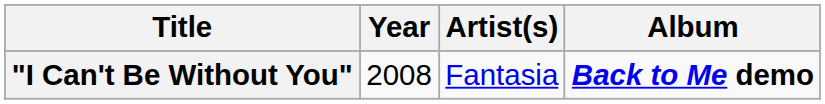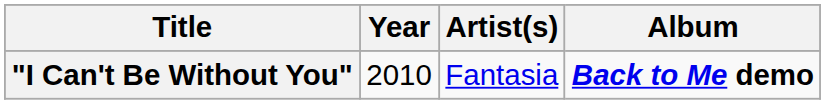(399, 74) 2008 -> (399, 74) 2010
